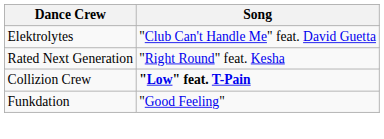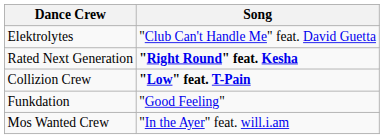(212, 58) normal -> (219, 58) bold
+ row: (58, 123)
